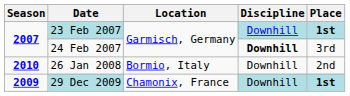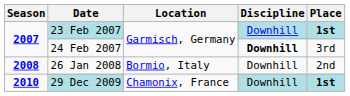(26, 65) 2010 -> (26, 65) 2008
(26, 83) 2009 -> (26, 83) 2010
